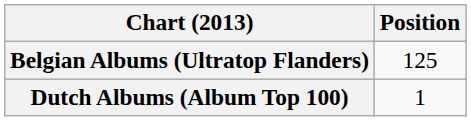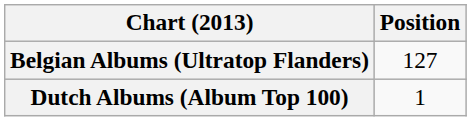(420, 60) 125 -> (420, 60) 127
